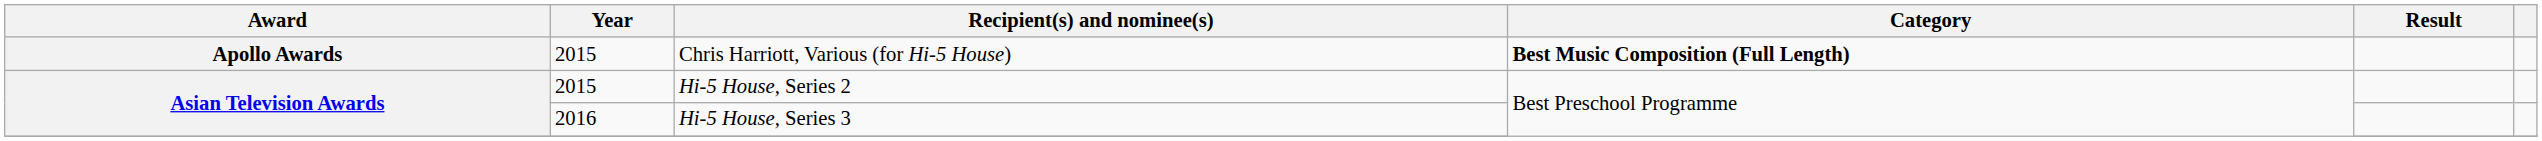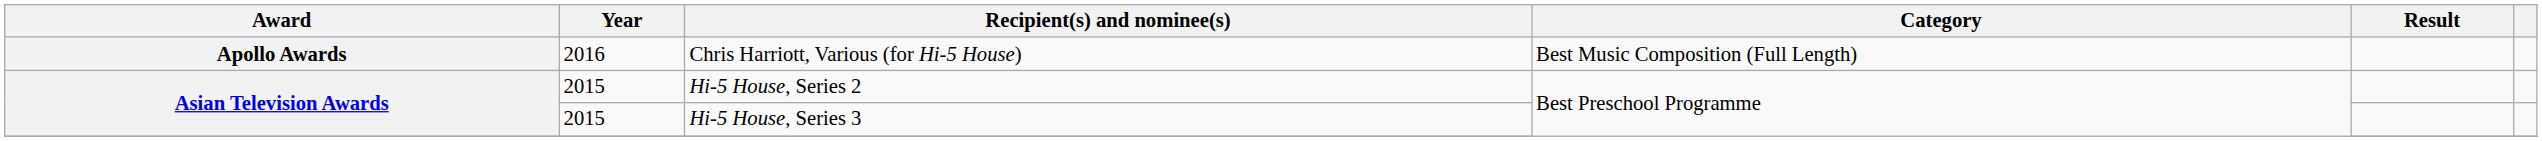(576, 53) 2015 -> (584, 53) 2016
(1681, 53) bold -> (1697, 53) normal
(576, 119) 2016 -> (584, 119) 2015
